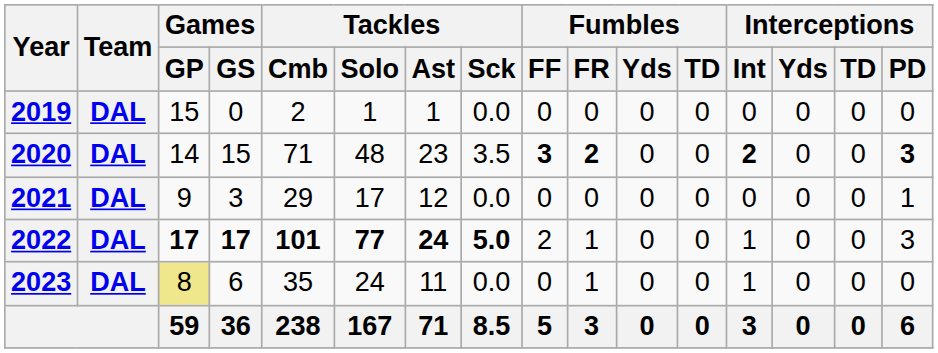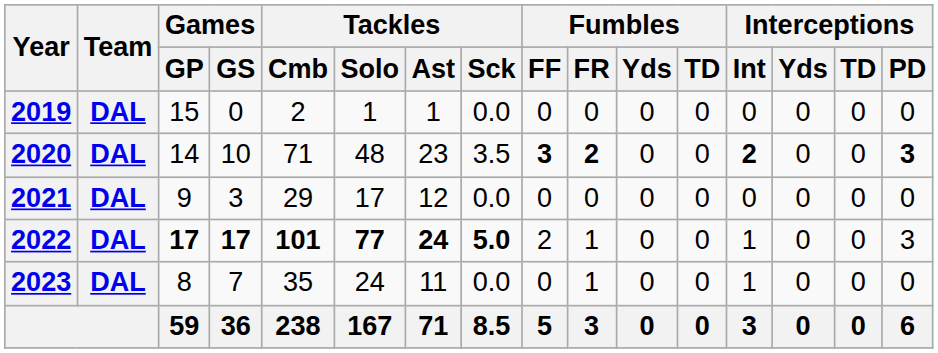(236, 154) 15 -> (236, 154) 10
(908, 197) 1 -> (908, 197) 0
(184, 283) khaki background -> (184, 283) no background
(236, 283) 6 -> (236, 283) 7
